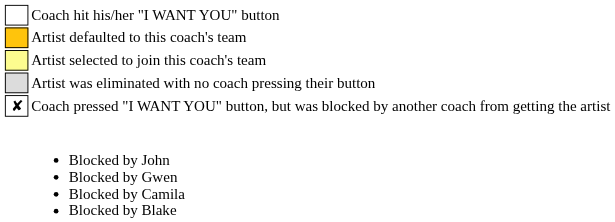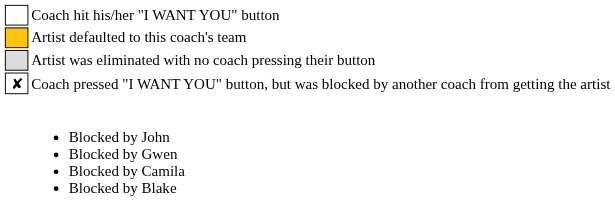- row: (149, 60)
